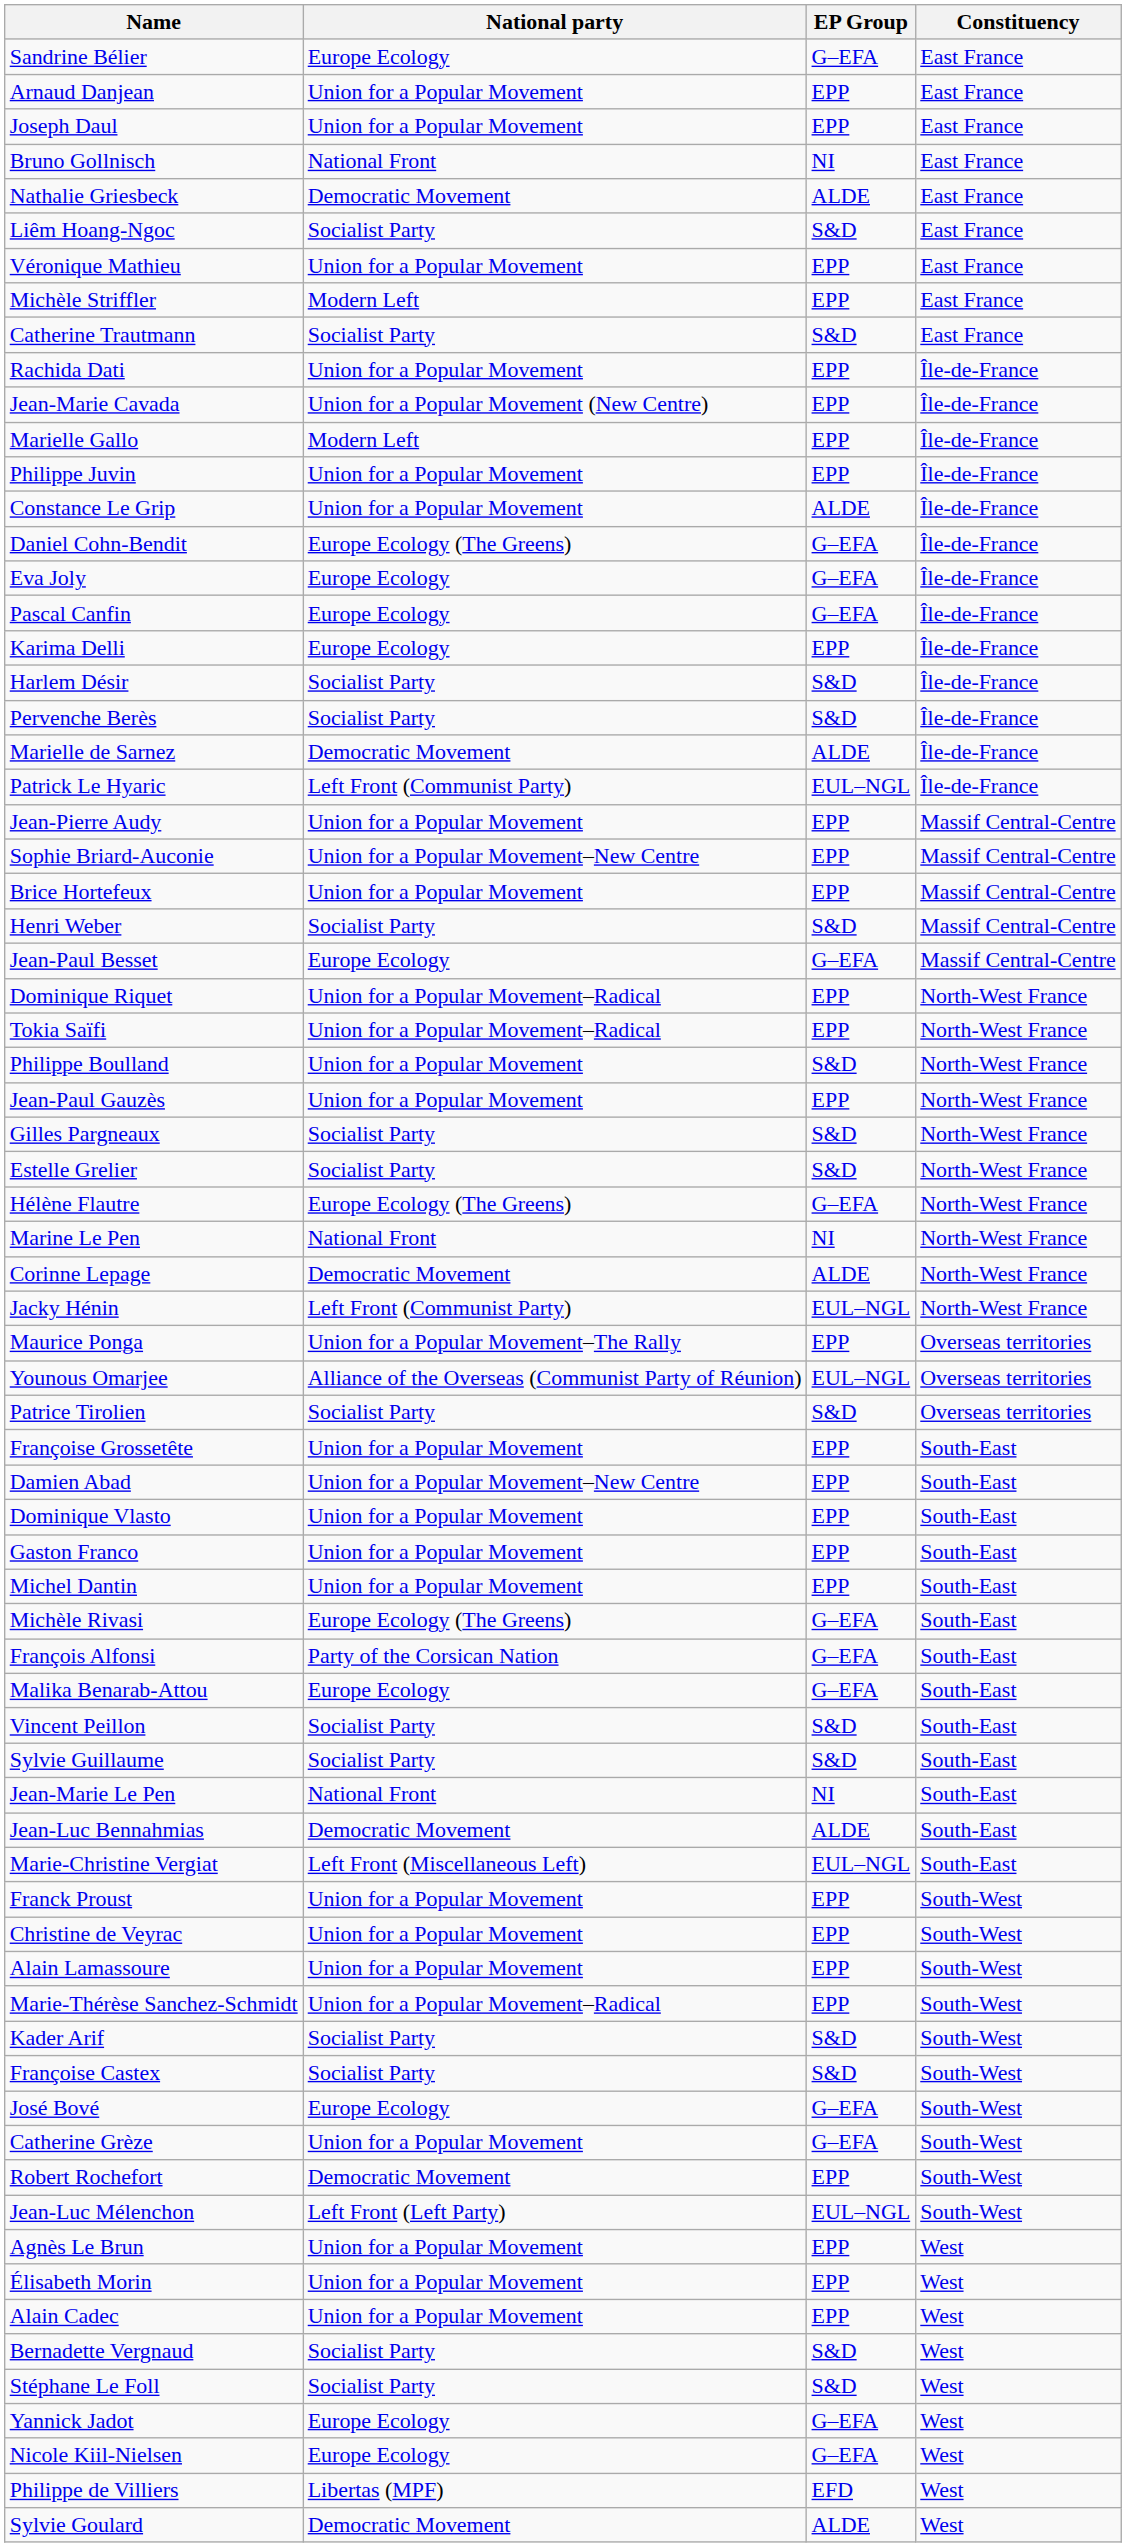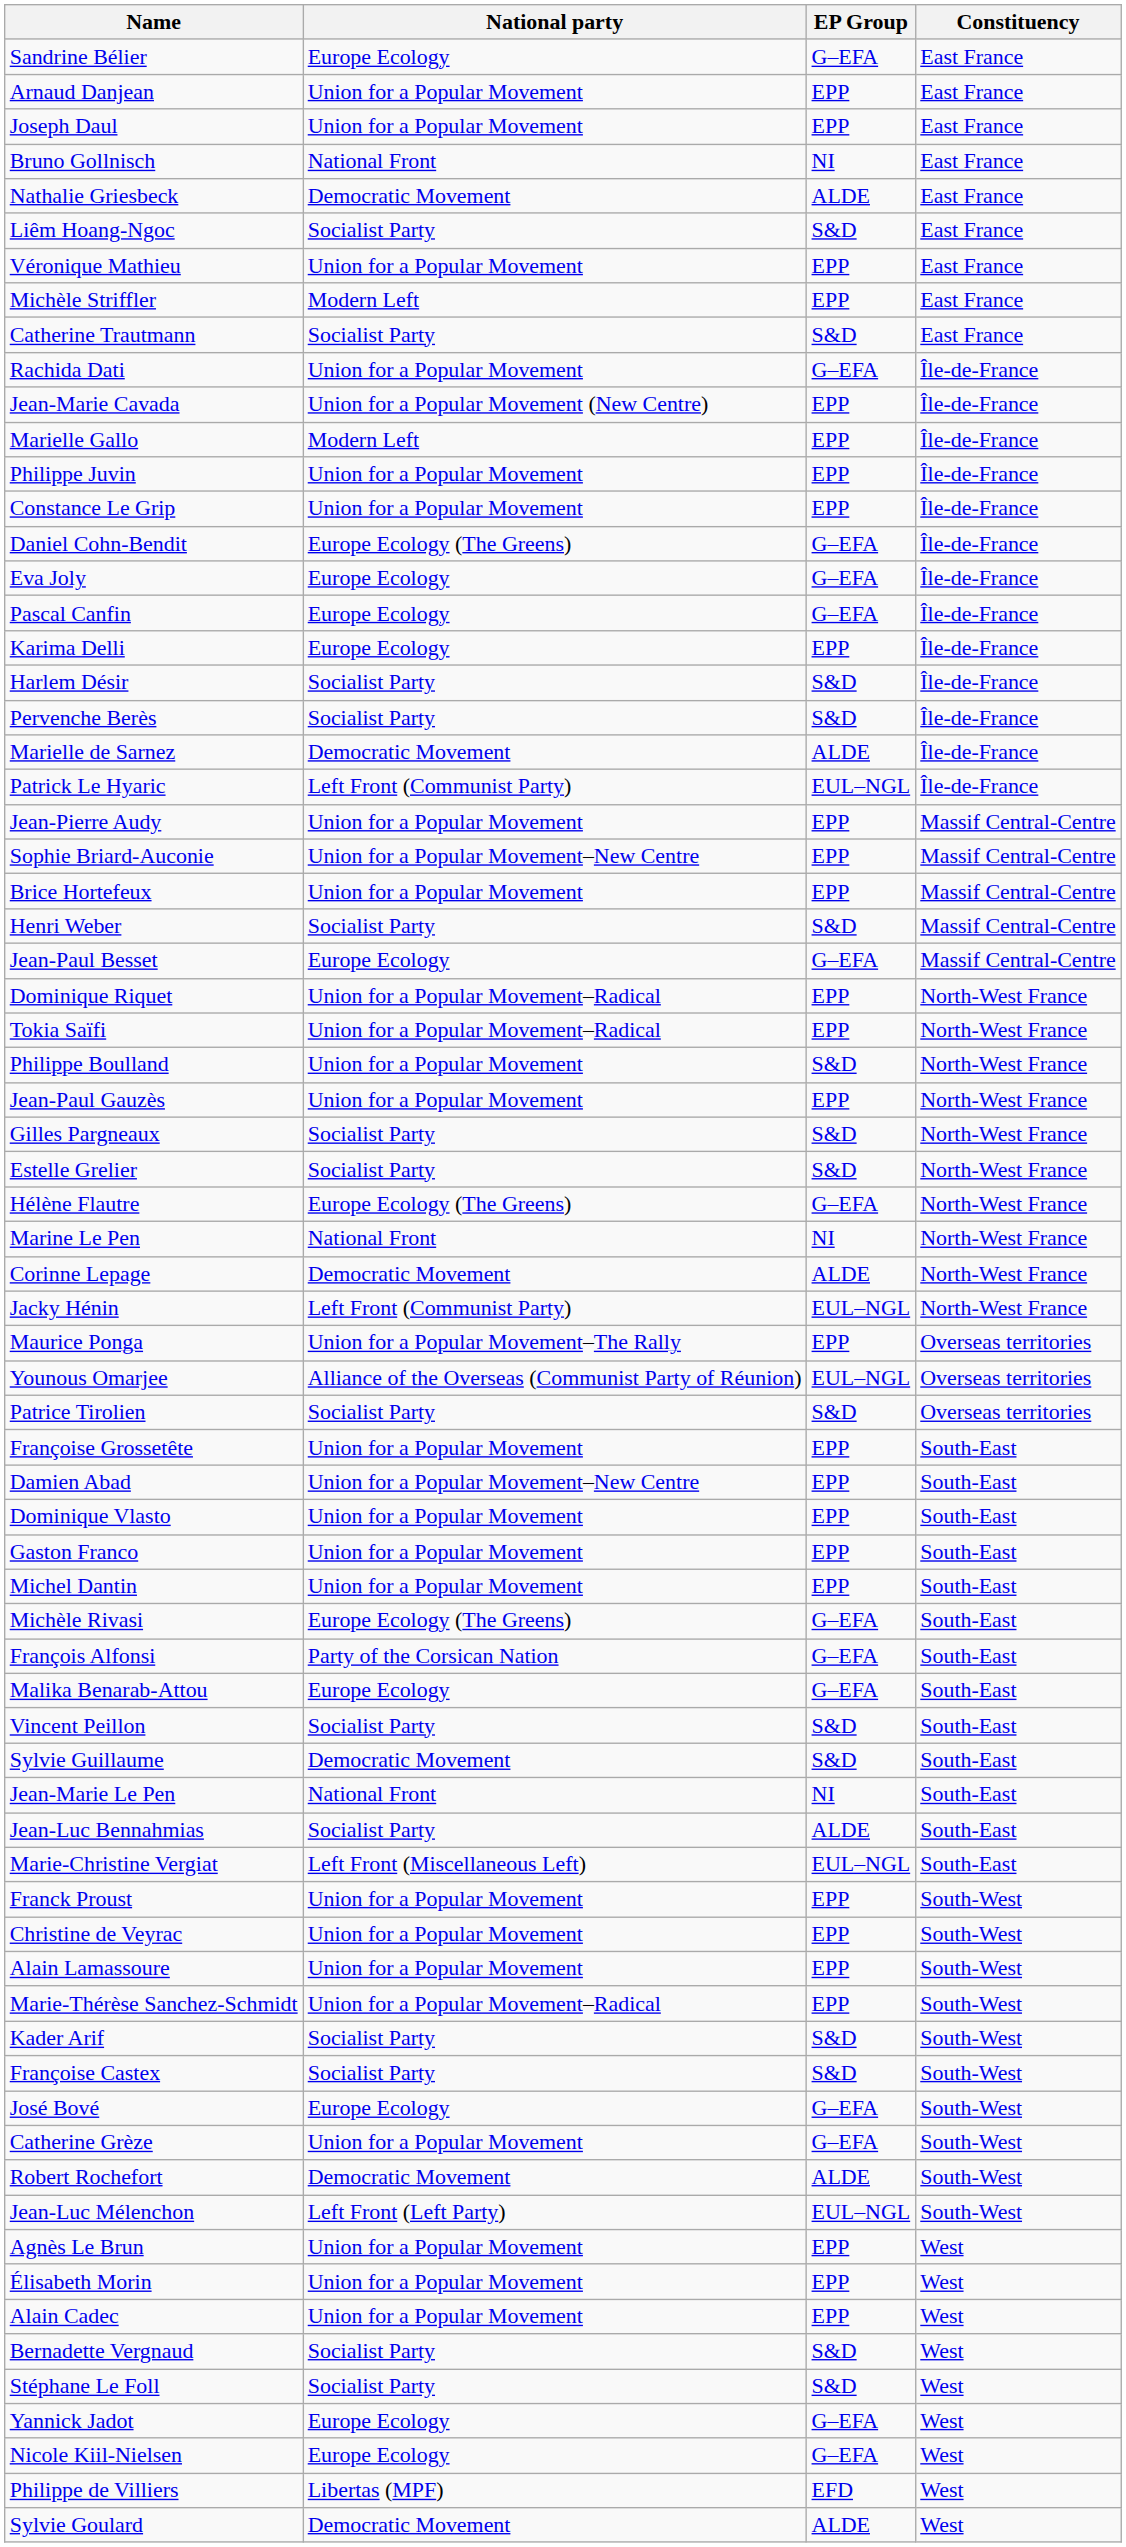(830, 369) EPP -> (845, 369) G–EFA
(841, 508) ALDE -> (830, 508) EPP
(371, 1760) Socialist Party -> (409, 1760) Democratic Movement
(409, 1829) Democratic Movement -> (371, 1829) Socialist Party
(830, 2177) EPP -> (841, 2177) ALDE
